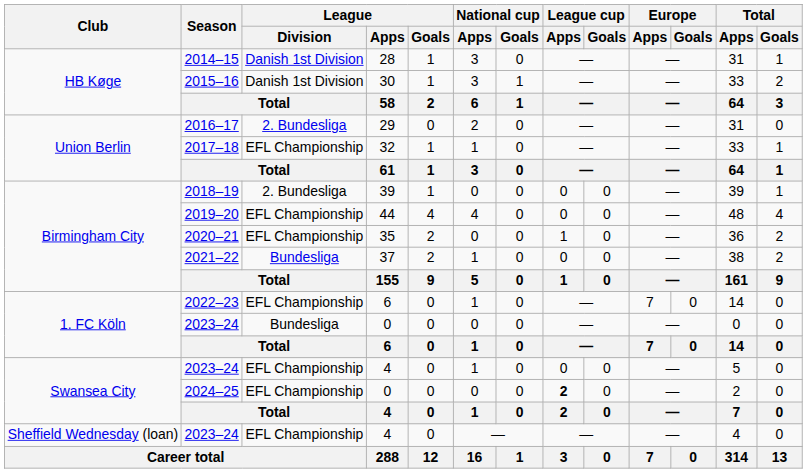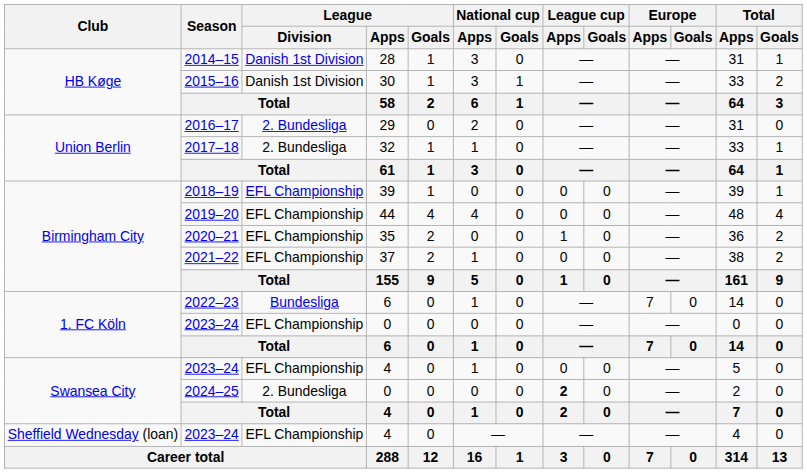(304, 147) EFL Championship -> (304, 147) 2. Bundesliga
(304, 192) 2. Bundesliga -> (304, 192) EFL Championship
(304, 258) Bundesliga -> (304, 258) EFL Championship
(304, 302) EFL Championship -> (304, 302) Bundesliga
(304, 324) Bundesliga -> (304, 324) EFL Championship
(304, 390) EFL Championship -> (304, 390) 2. Bundesliga
